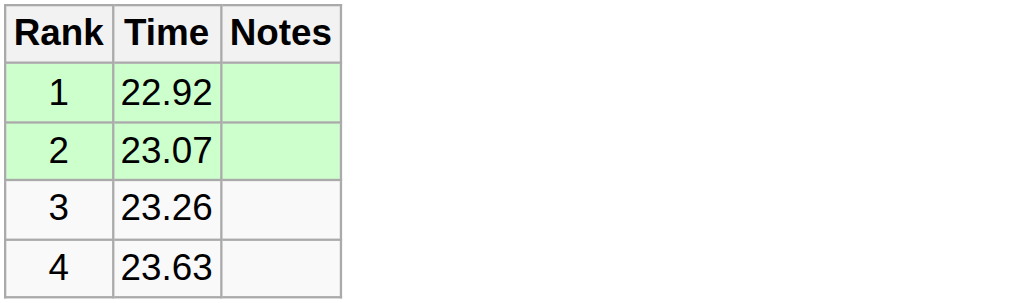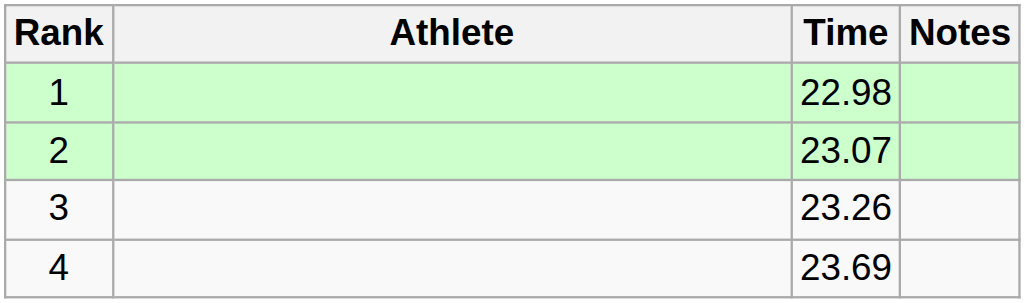+ column: (452, 33)
(167, 92) 22.92 -> (846, 92) 22.98
(167, 267) 23.63 -> (846, 267) 23.69
